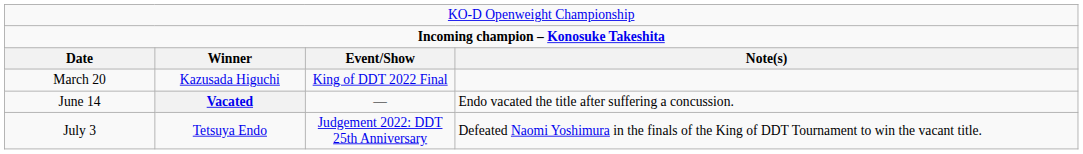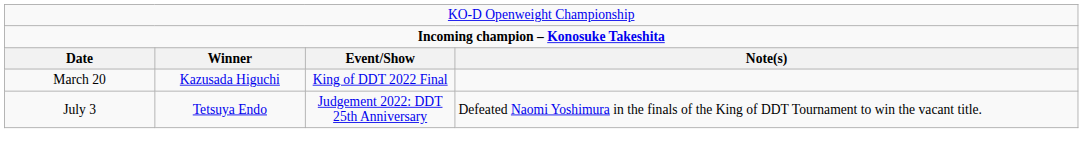- row: (80, 101)
